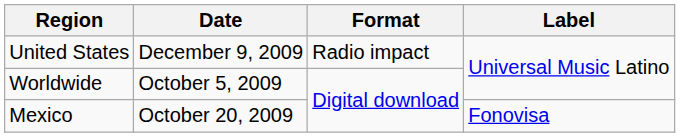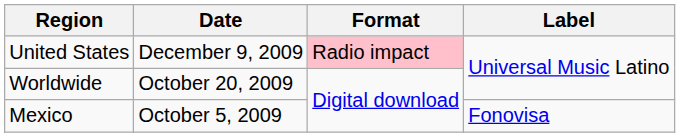(371, 52) no background -> (371, 52) pink background
(210, 83) October 5, 2009 -> (216, 83) October 20, 2009
(216, 115) October 20, 2009 -> (210, 115) October 5, 2009
